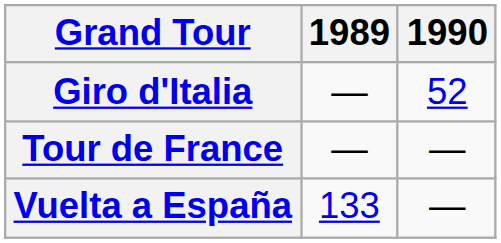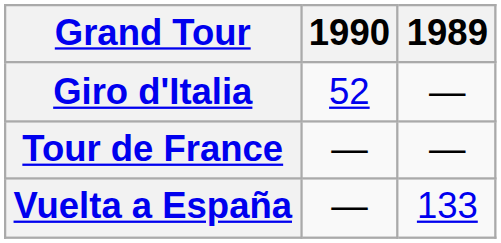columns swapped: (349, 33) <-> (447, 33)
